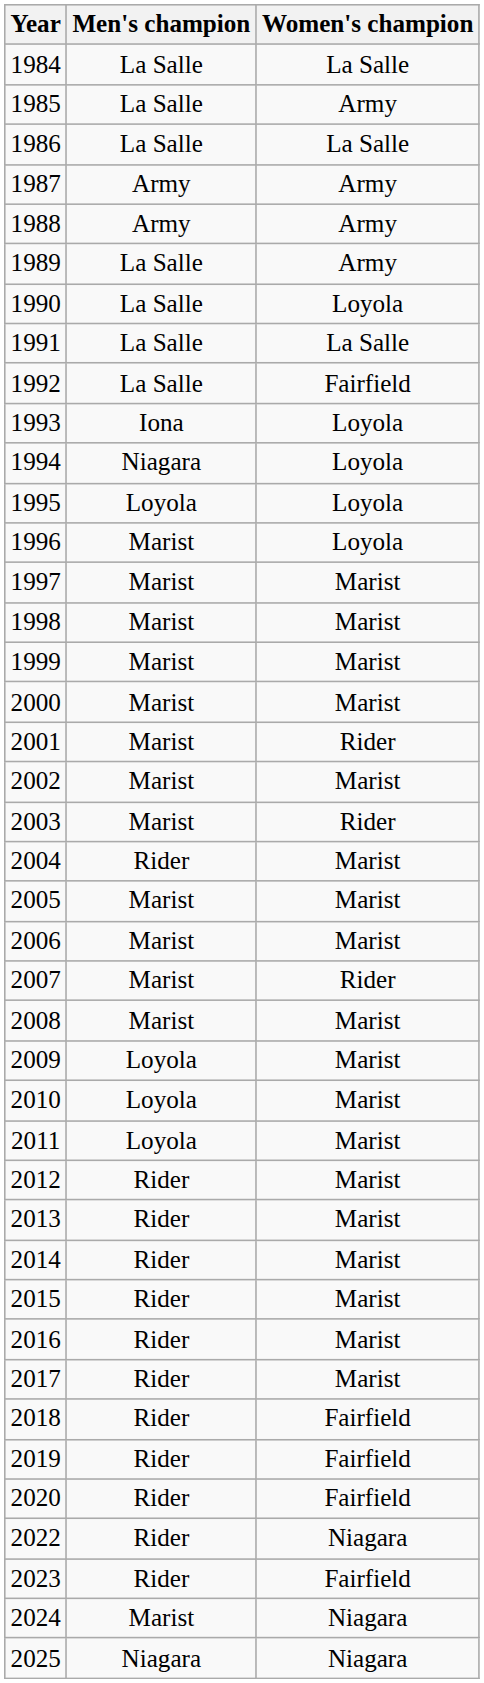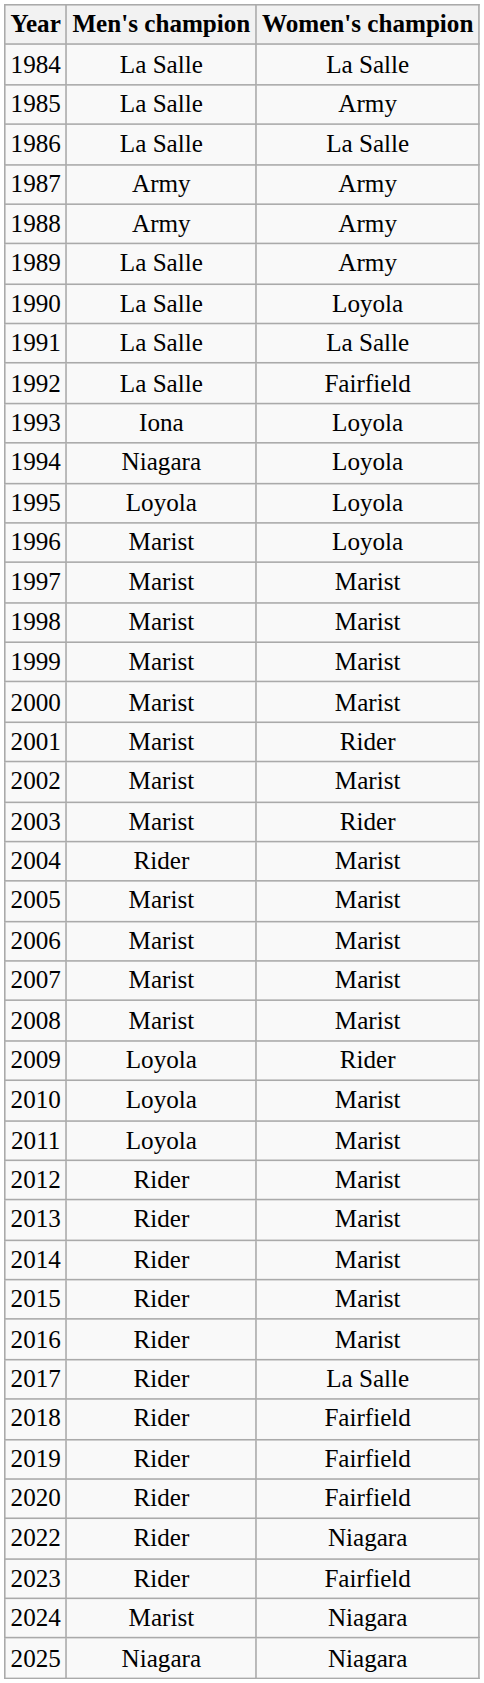(368, 980) Rider -> (368, 980) Marist
(368, 1060) Marist -> (368, 1060) Rider
(368, 1378) Marist -> (368, 1378) La Salle
